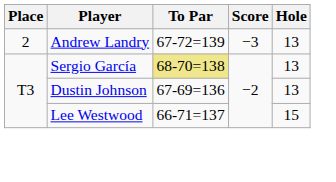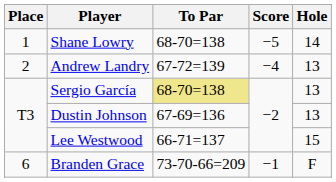+ row: (92, 41)
(250, 41) −3 -> (271, 66) −4
+ row: (97, 164)
